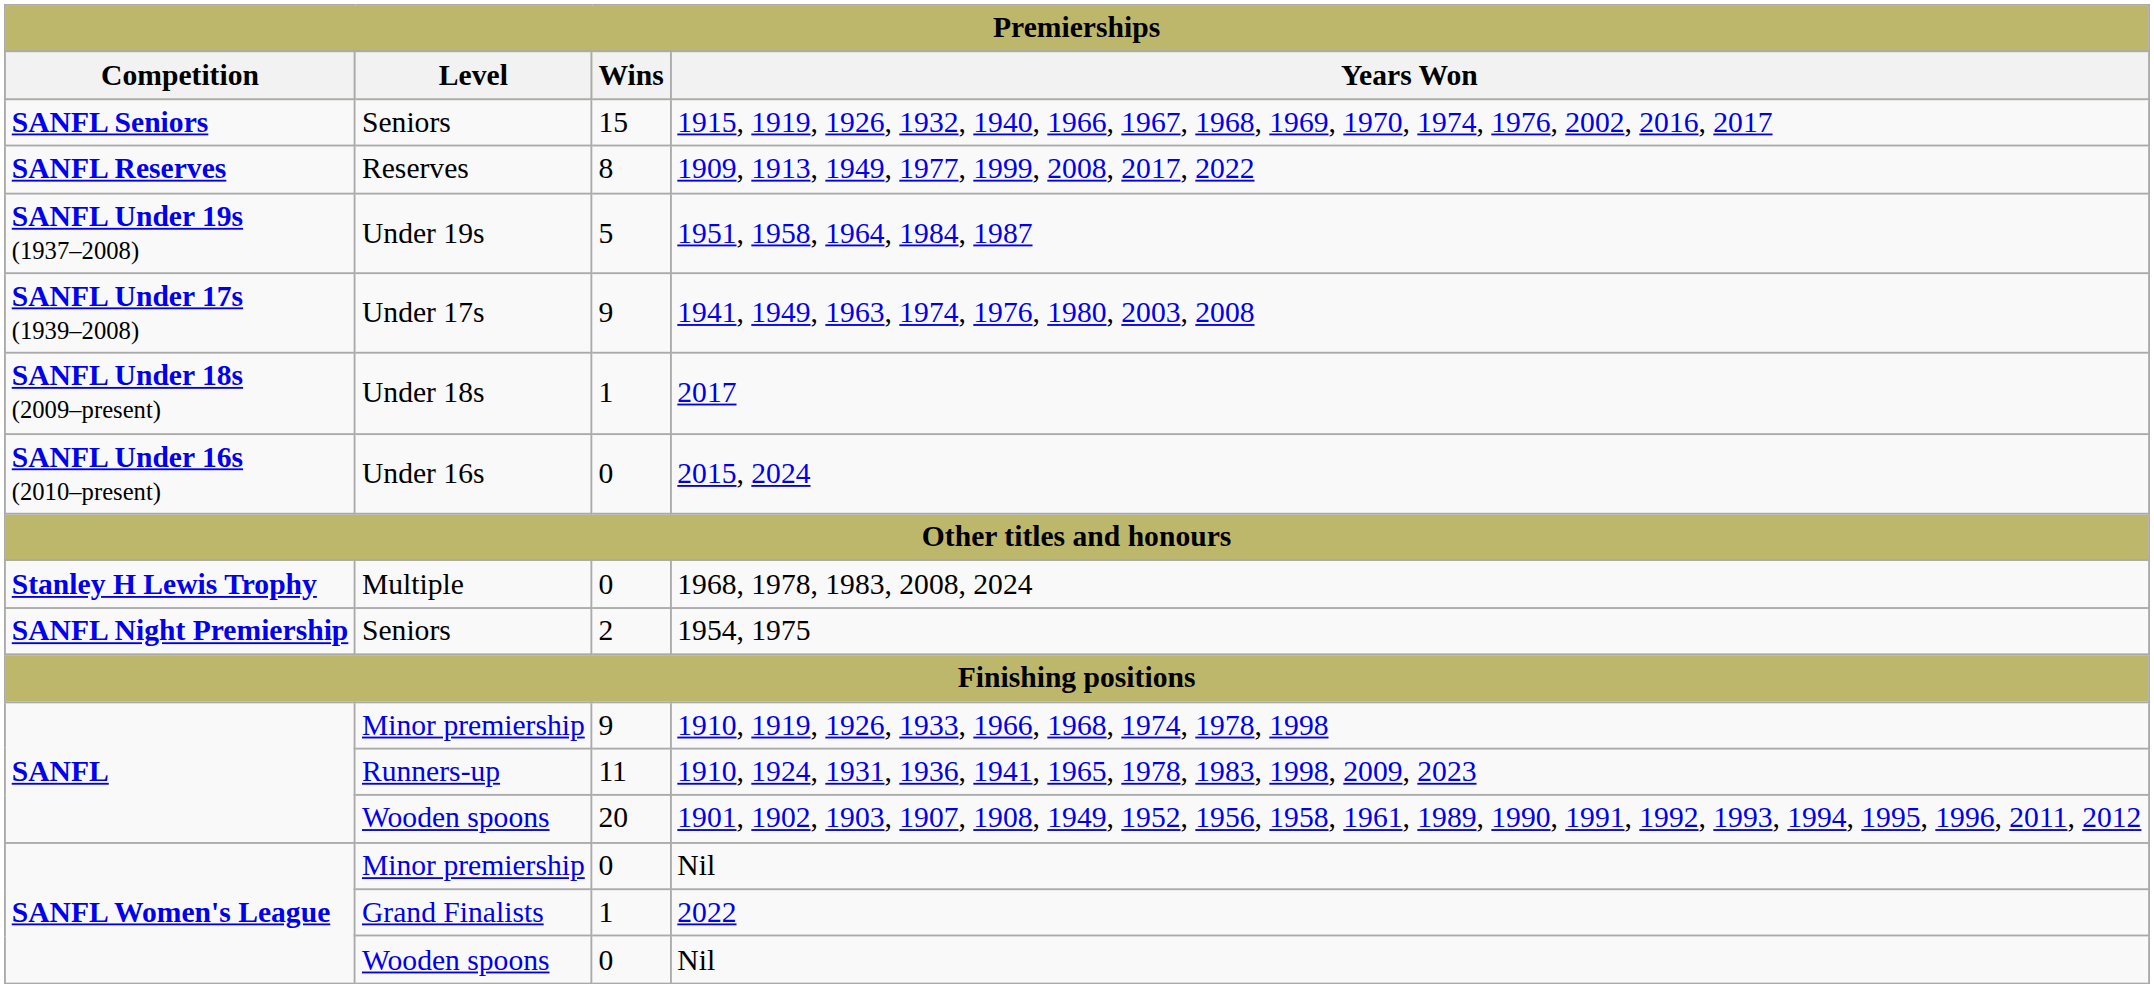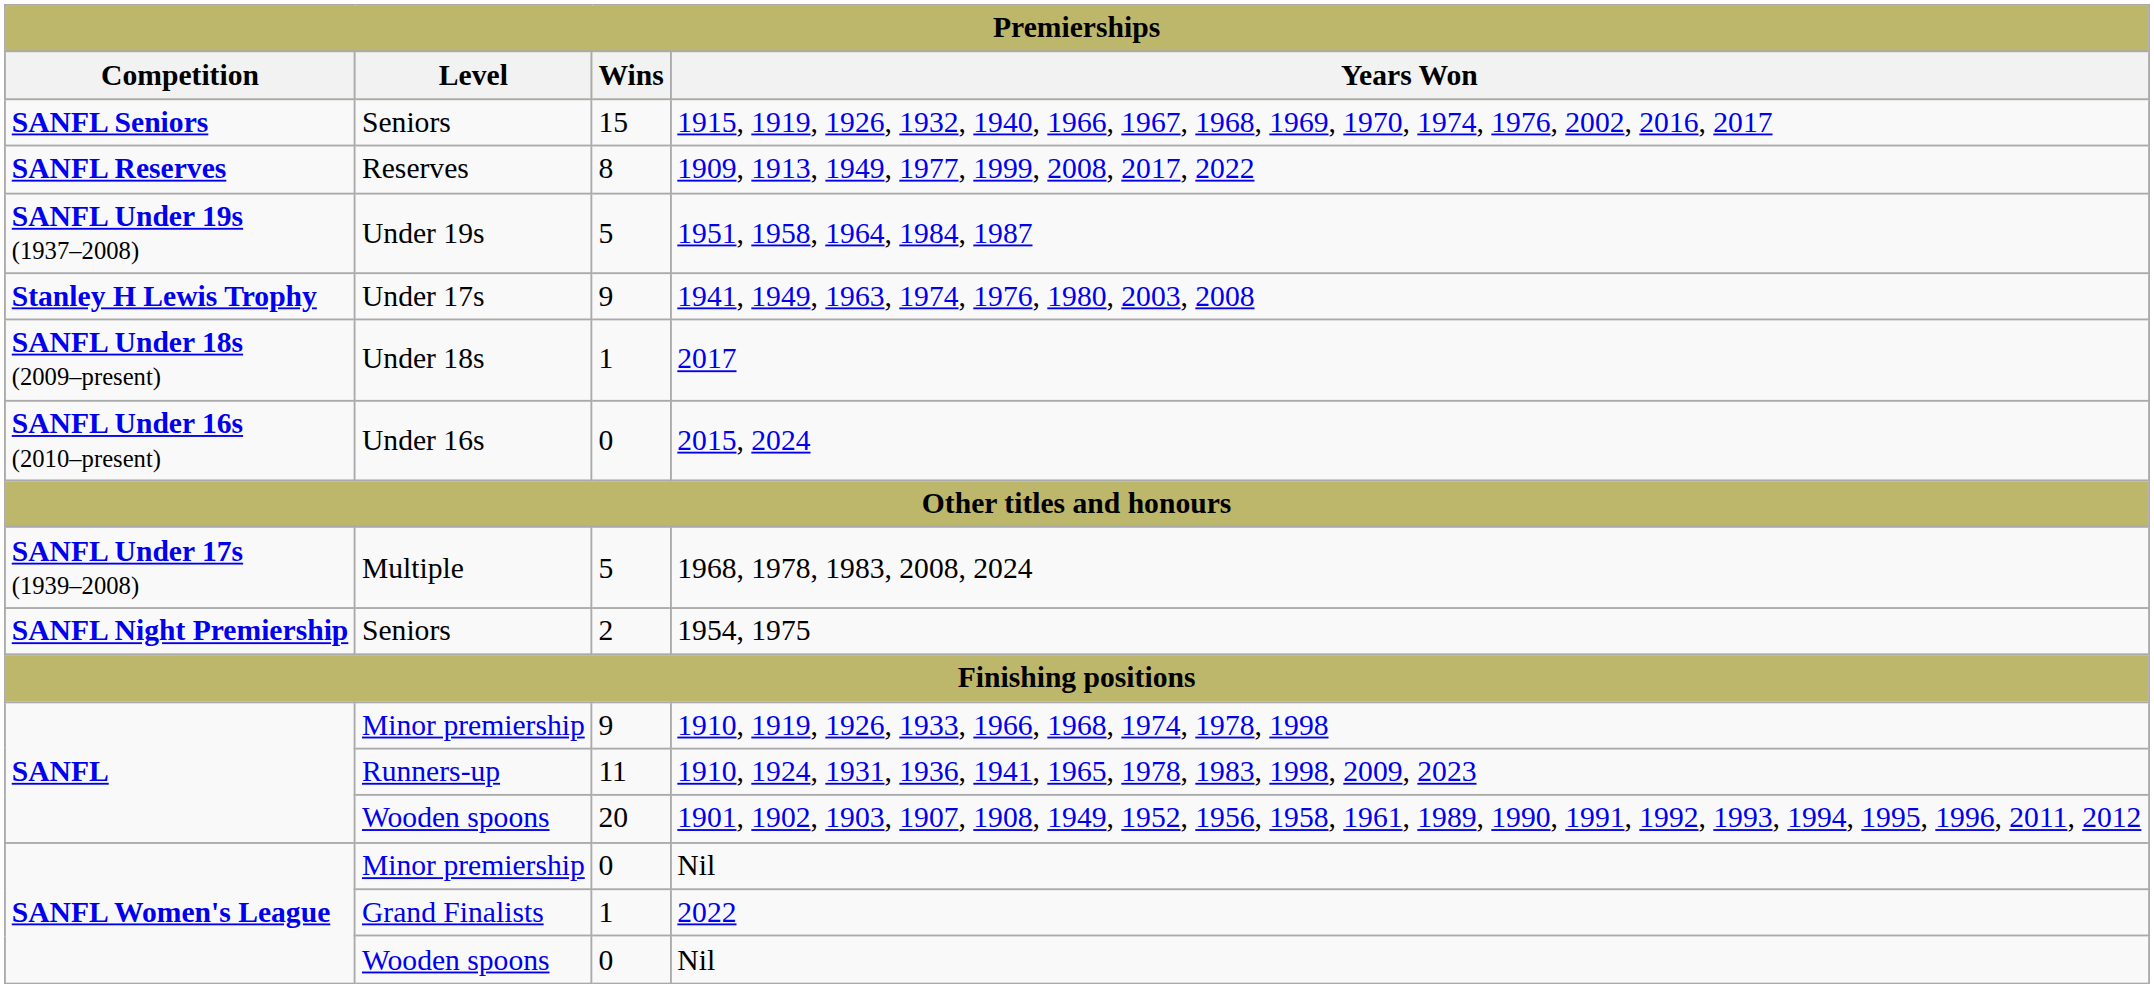(127, 312) SANFL Under 17s (1939–2008) -> (164, 295) Stanley H Lewis Trophy
(164, 583) Stanley H Lewis Trophy -> (127, 567) SANFL Under 17s (1939–2008)
(606, 583) 0 -> (606, 567) 5
